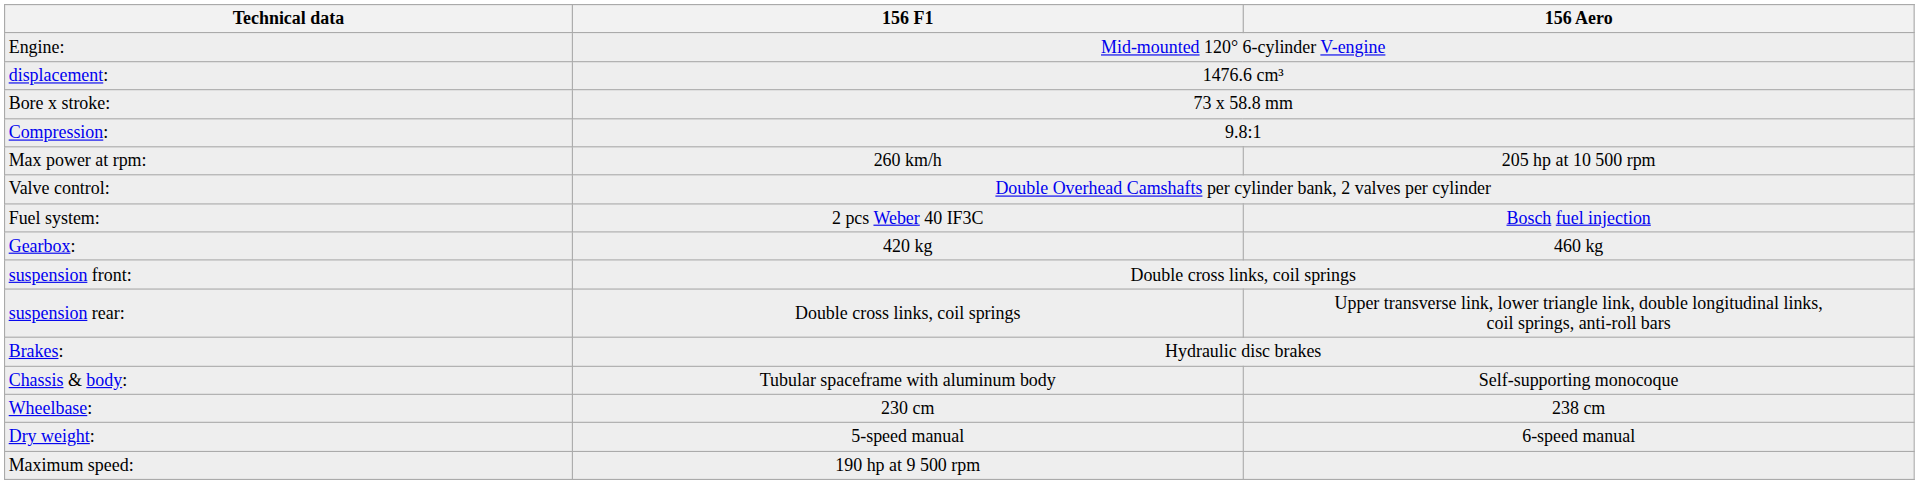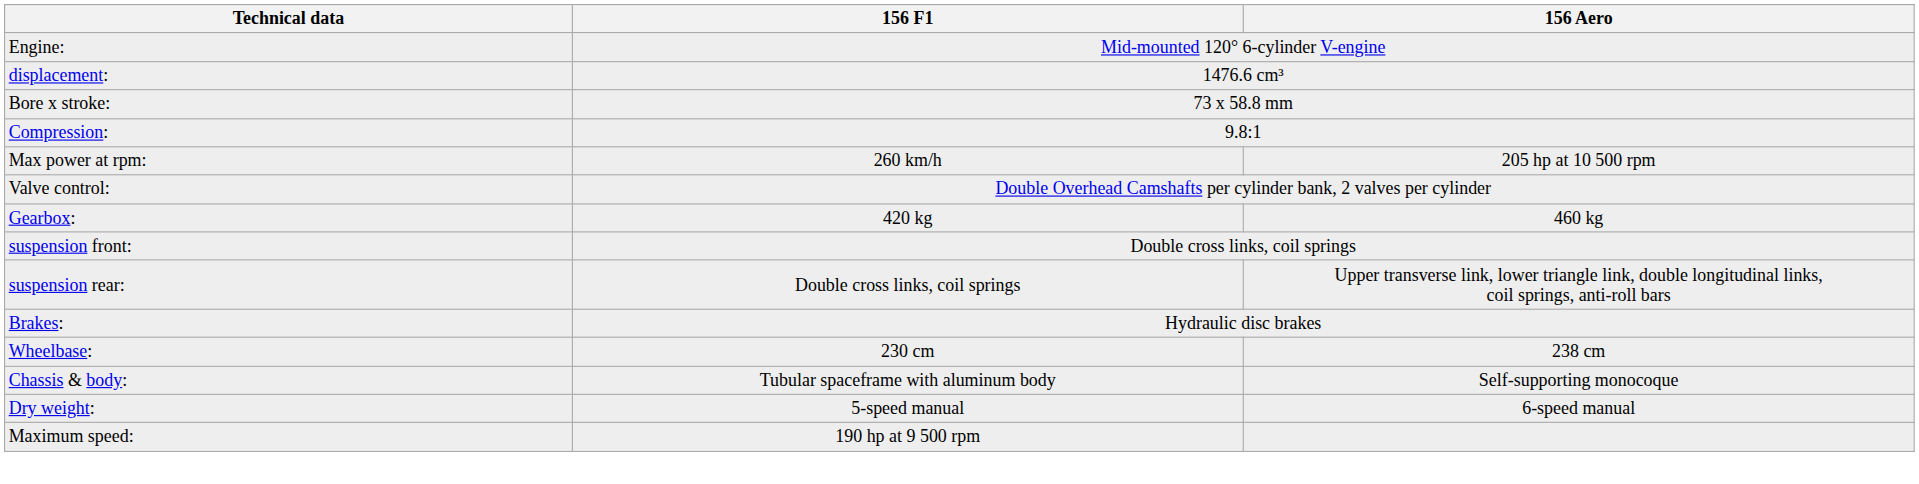- row: (56, 217)
rows swapped: (70, 379) <-> (53, 408)
